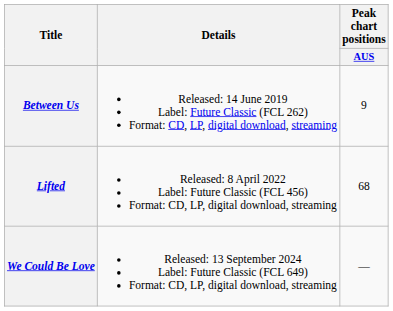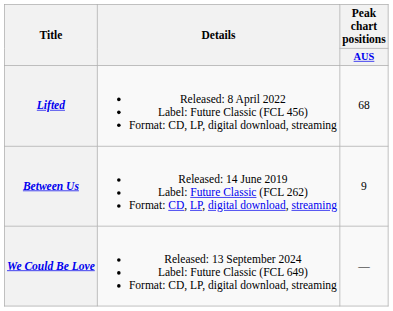rows swapped: (51, 105) <-> (51, 186)
